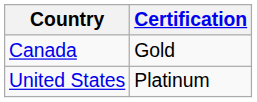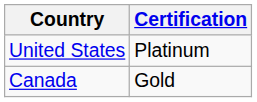rows swapped: (67, 81) <-> (43, 50)
